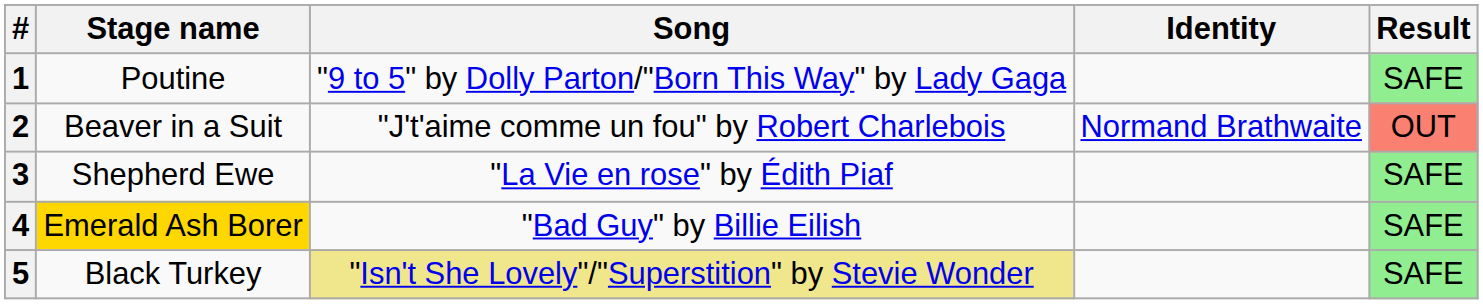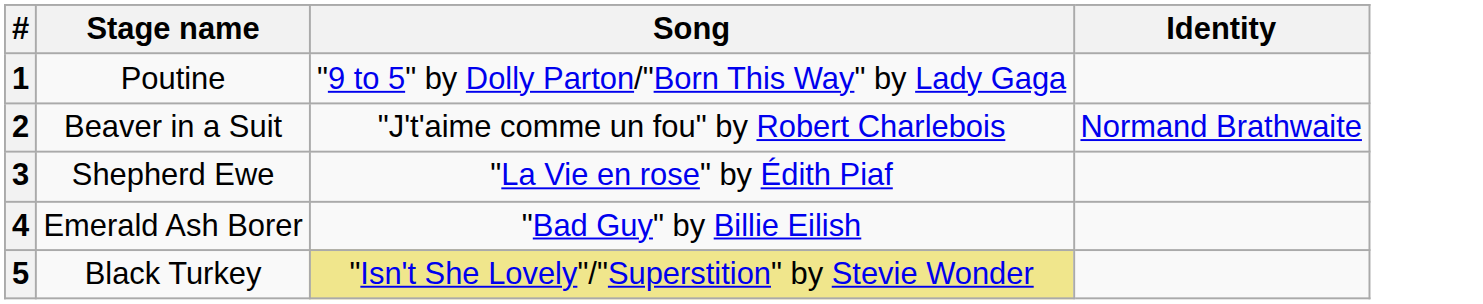- column: (1423, 28)
(173, 224) gold background -> (173, 224) no background
